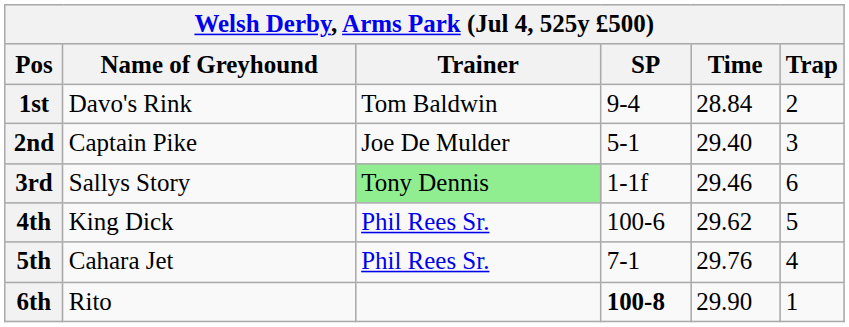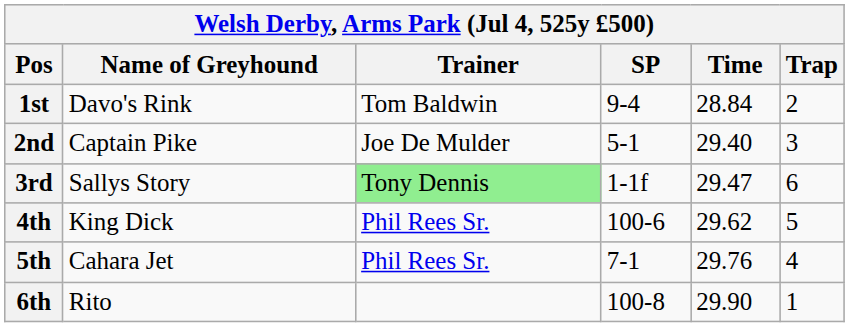(724, 182) 29.46 -> (724, 182) 29.47
(636, 301) bold -> (636, 301) normal
